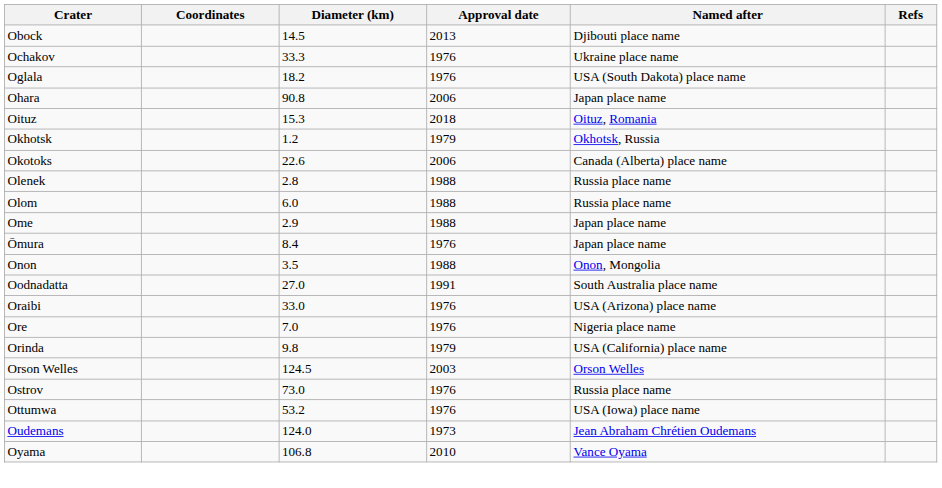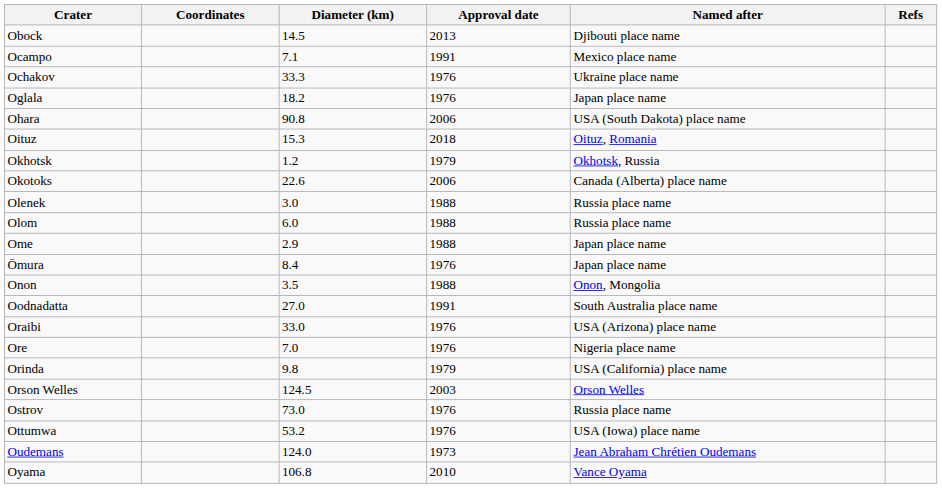+ row: (30, 56)
(660, 77) USA (South Dakota) place name -> (620, 98) Japan place name
(620, 98) Japan place name -> (660, 118) USA (South Dakota) place name
(290, 181) 2.8 -> (290, 202) 3.0
